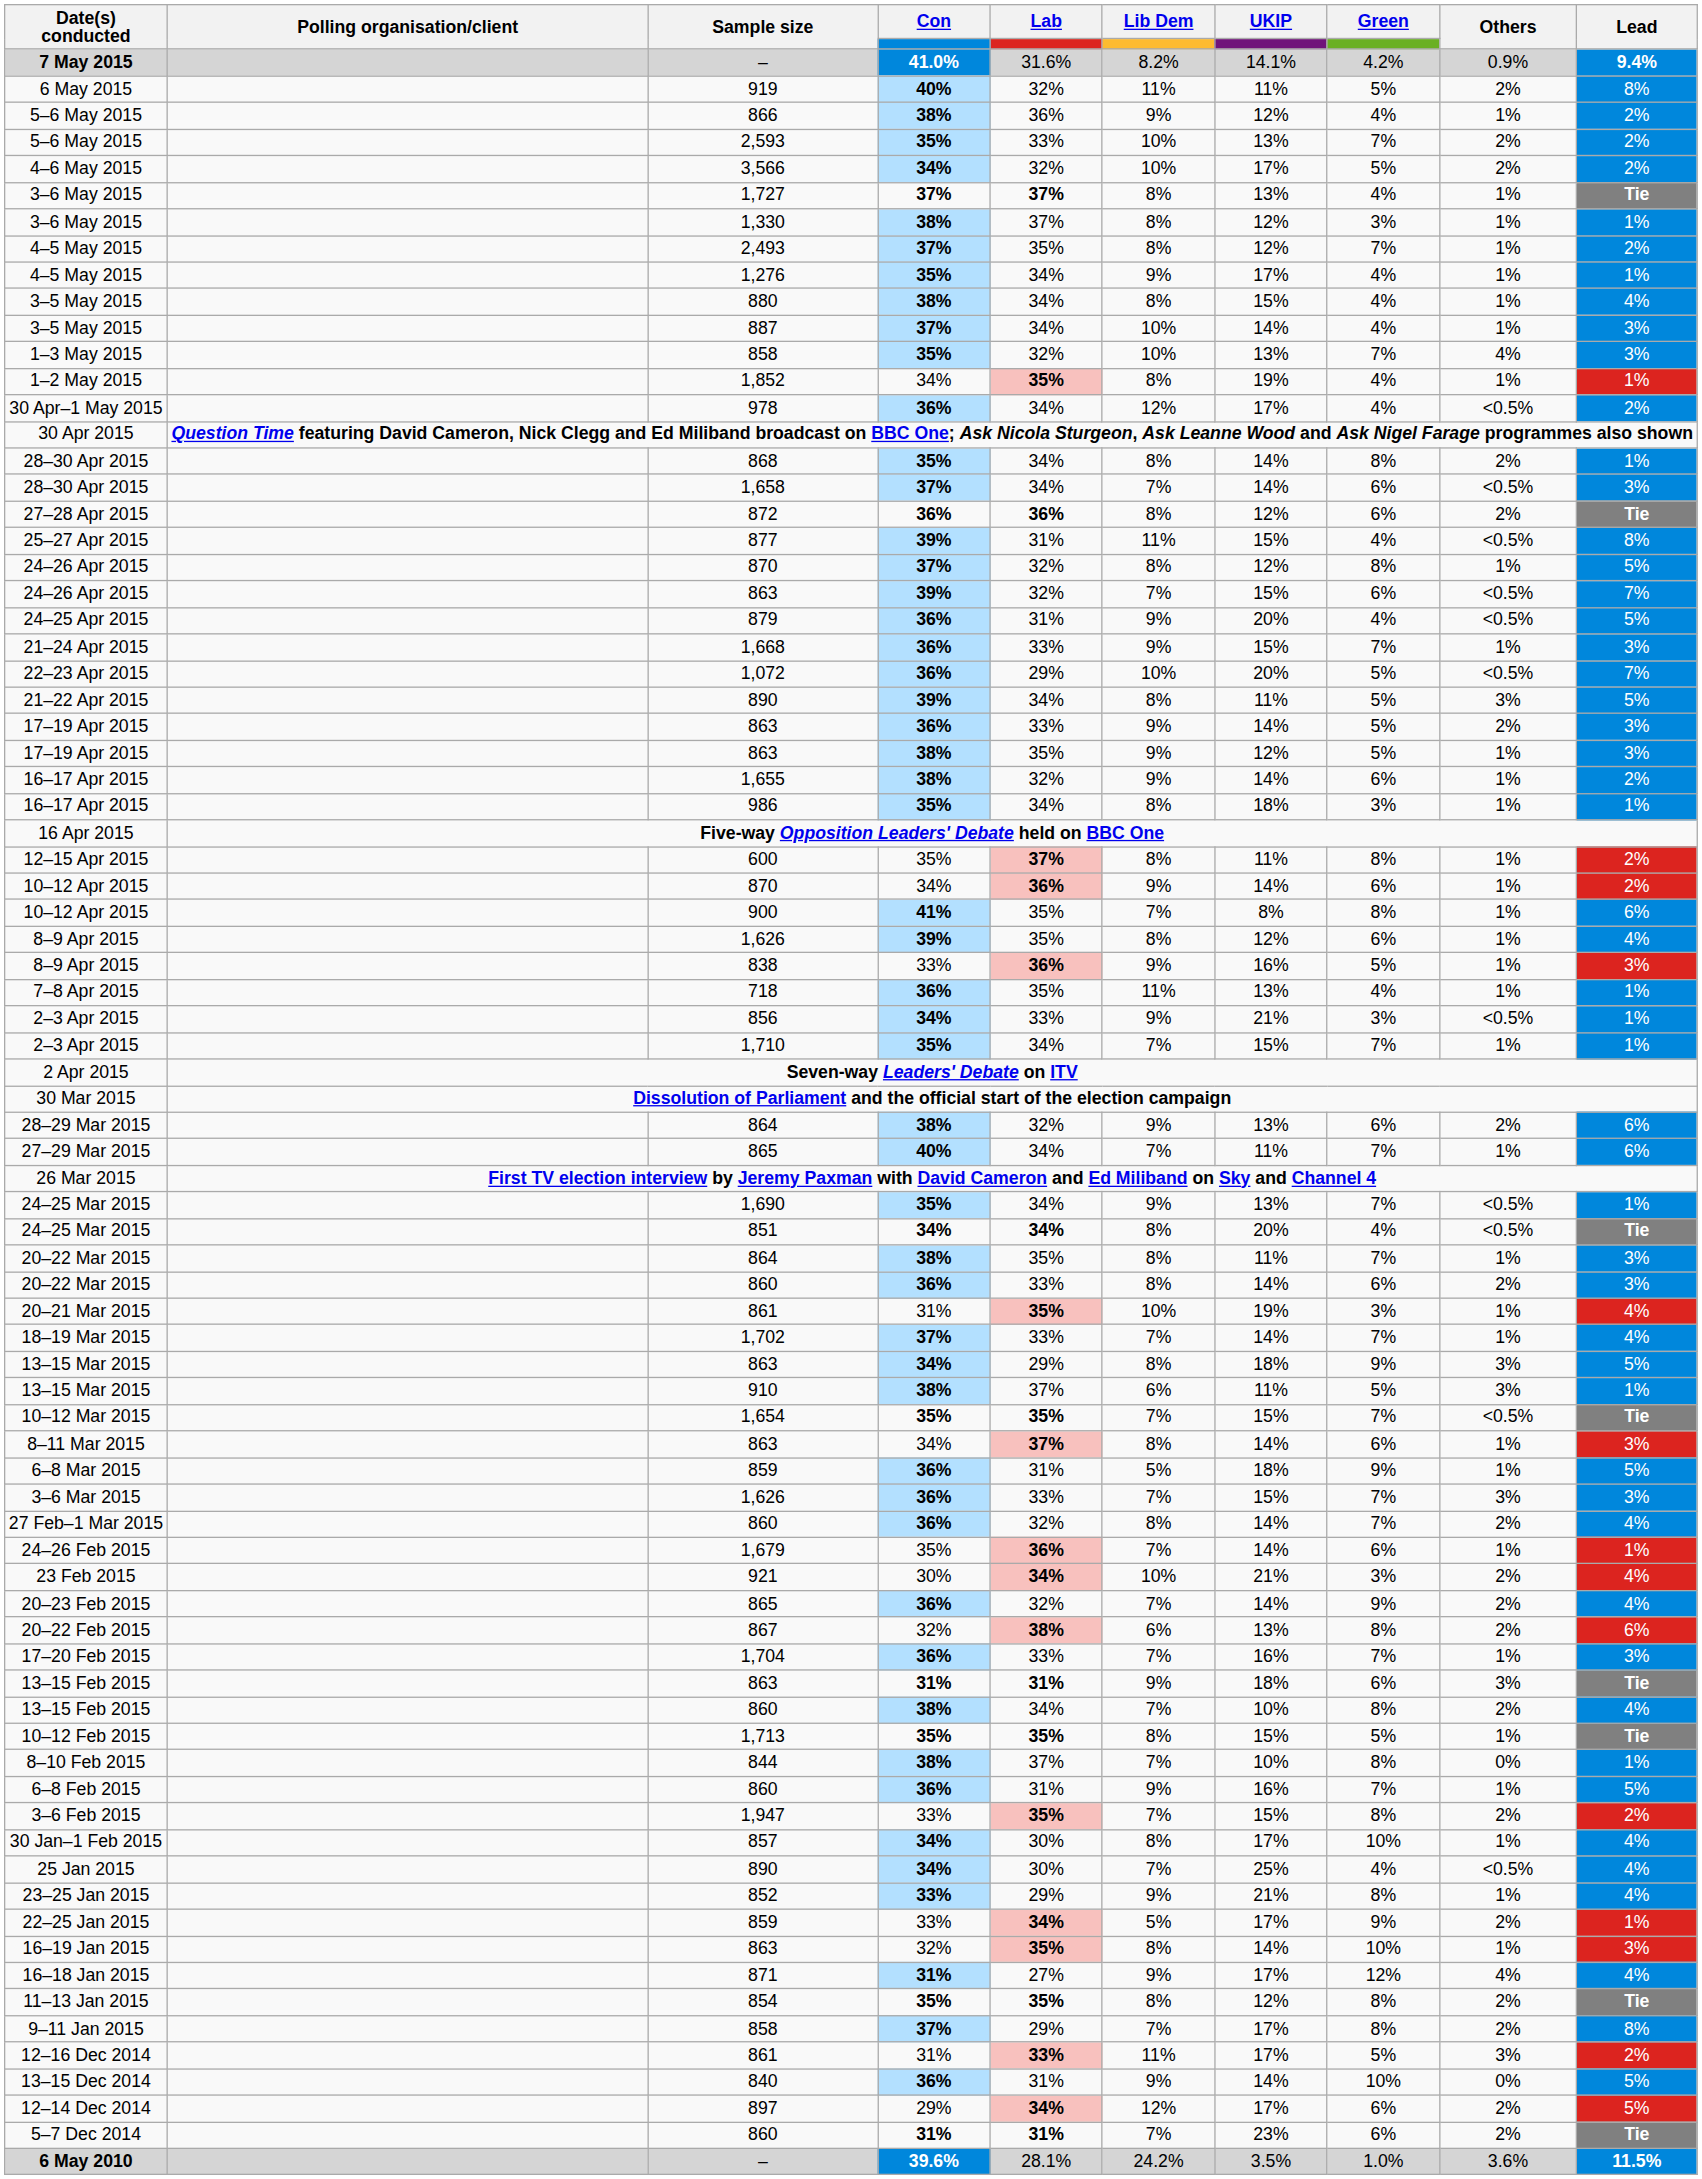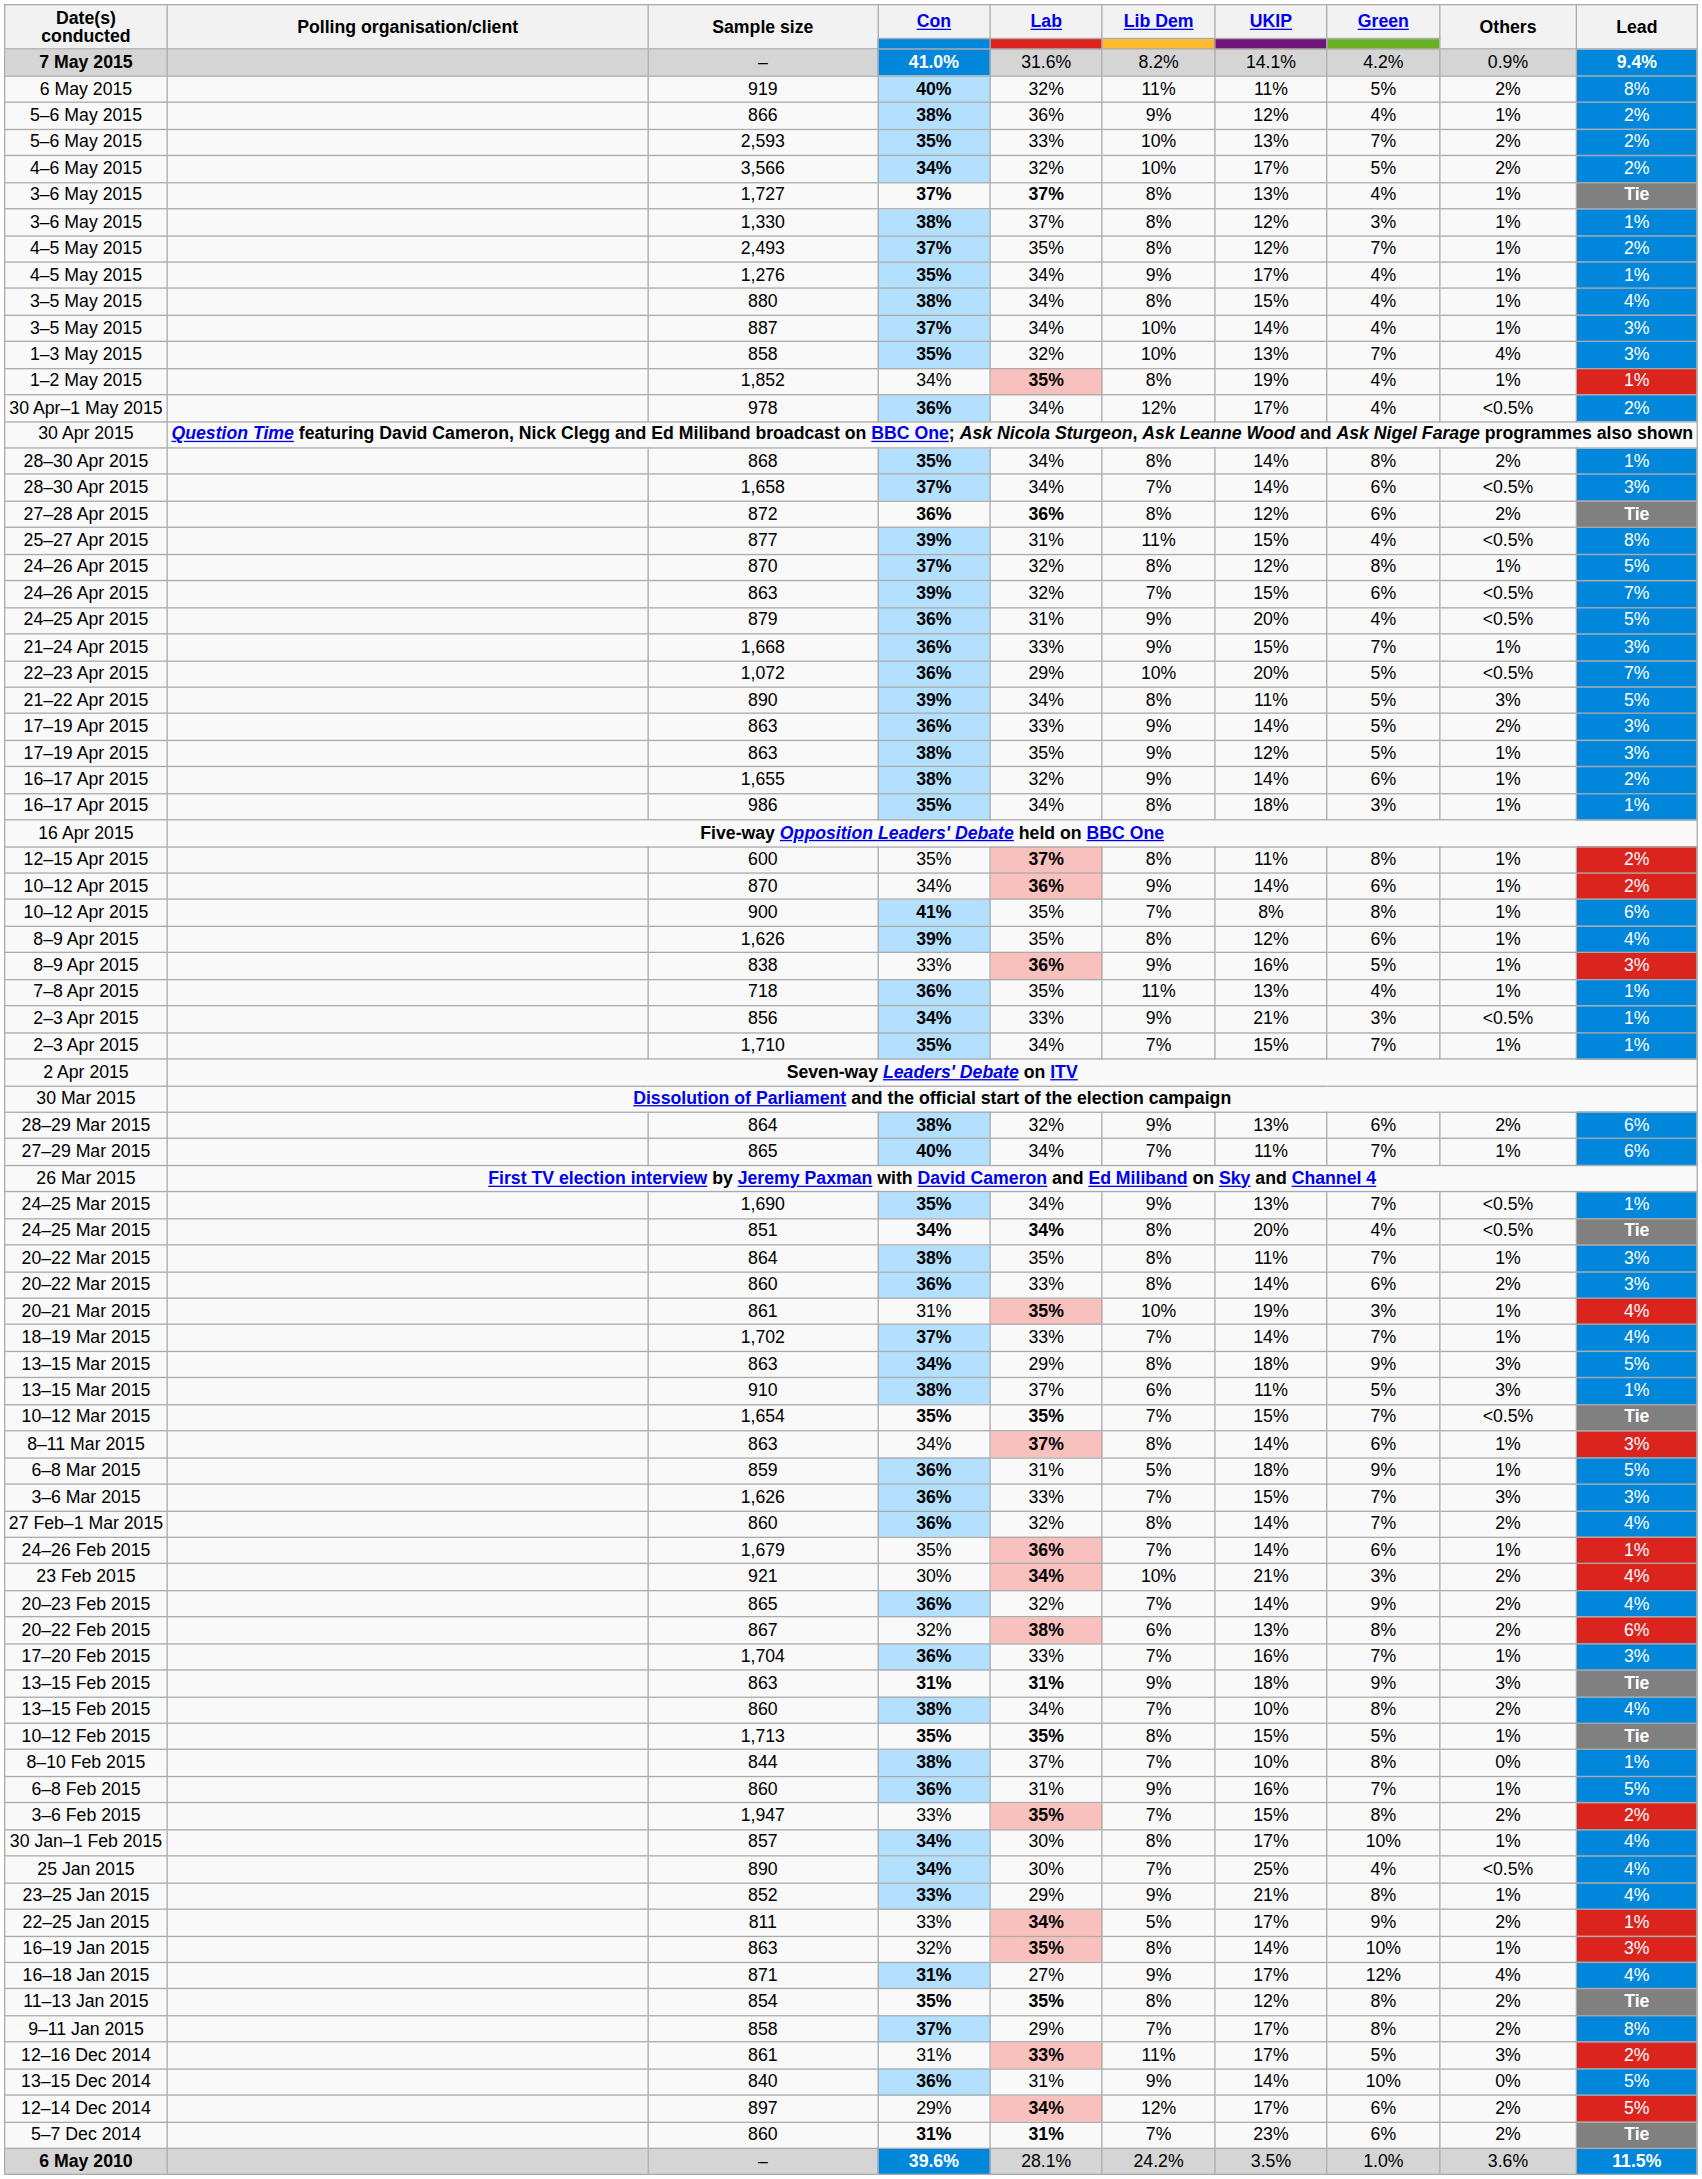(1383, 1682) 6% -> (1383, 1682) 9%
(763, 1921) 859 -> (763, 1921) 811
